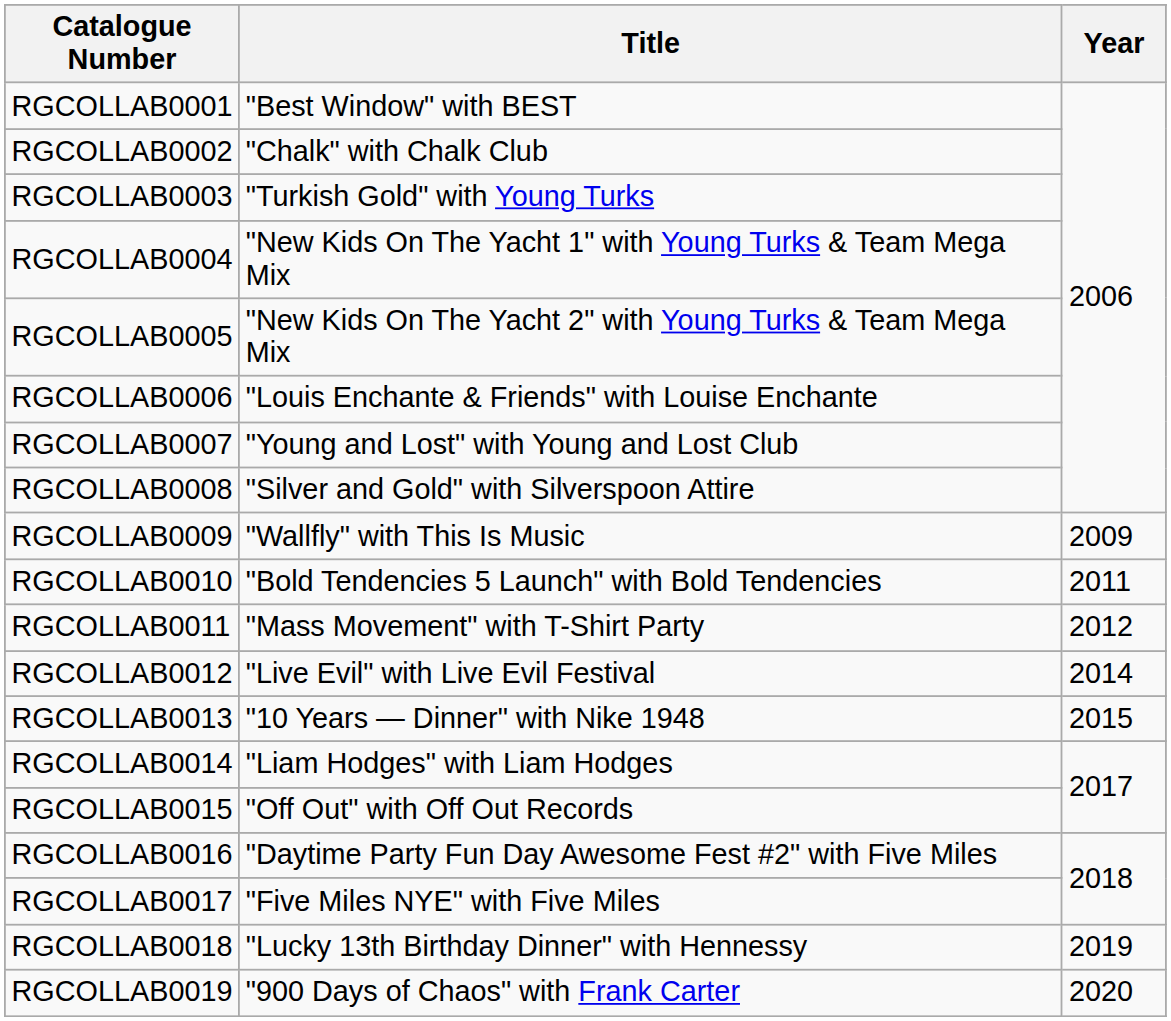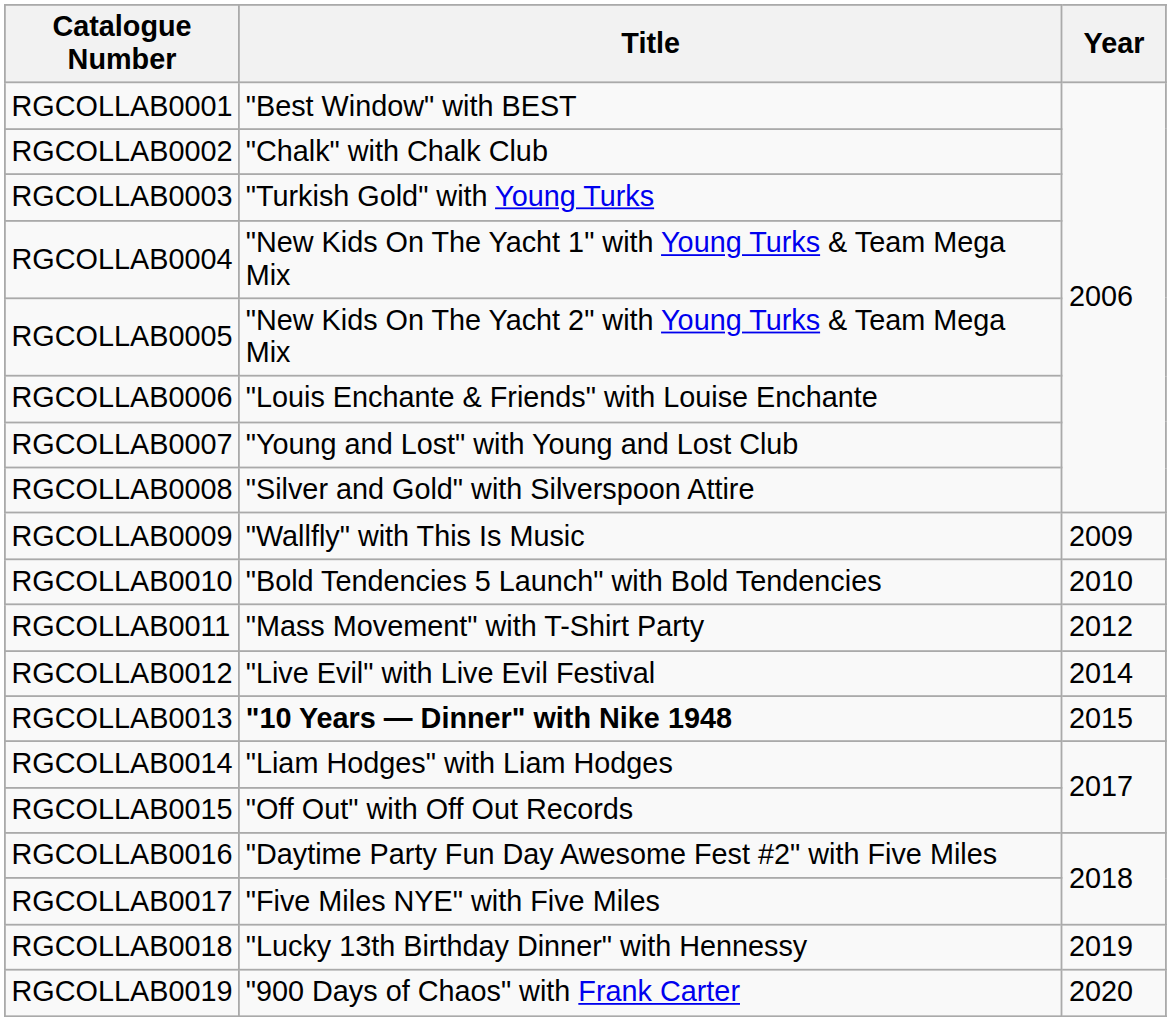(1100, 581) 2011 -> (1101, 581) 2010
(475, 718) normal -> (489, 718) bold
